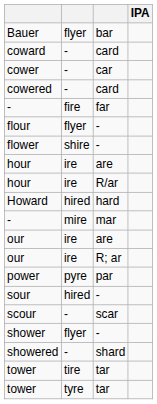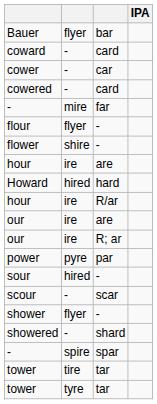(72, 107) fire -> (75, 107) mire
rows swapped: (19, 182) <-> (28, 201)
- row: (9, 220)
+ row: (9, 351)
